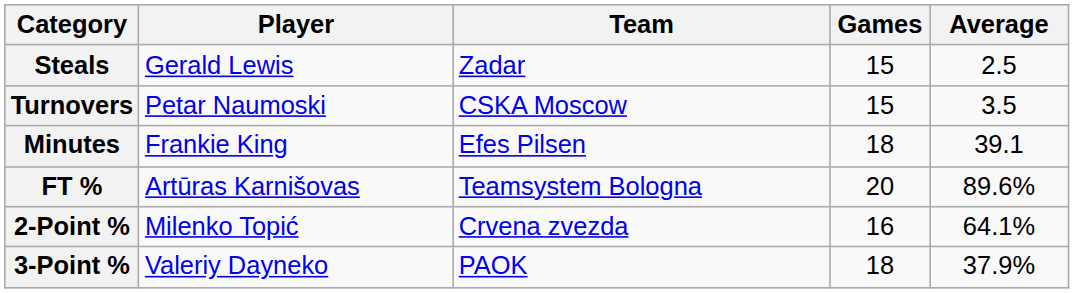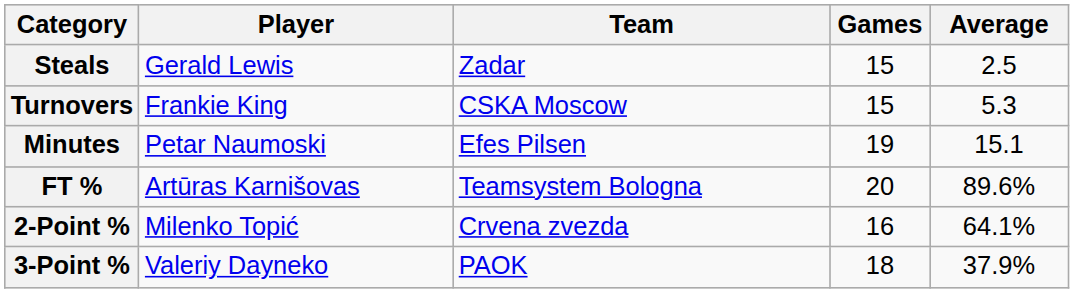(235, 105) Petar Naumoski -> (216, 105) Frankie King
(999, 105) 3.5 -> (999, 105) 5.3
(216, 145) Frankie King -> (235, 145) Petar Naumoski
(880, 145) 18 -> (880, 145) 19
(999, 145) 39.1 -> (999, 145) 15.1
